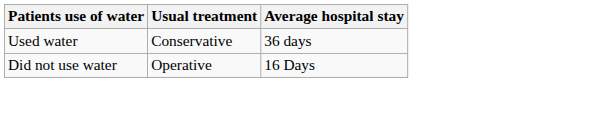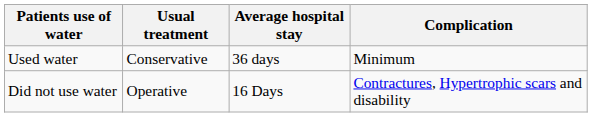+ column: (469, 25)
